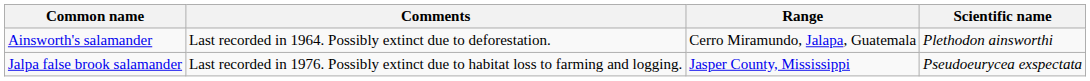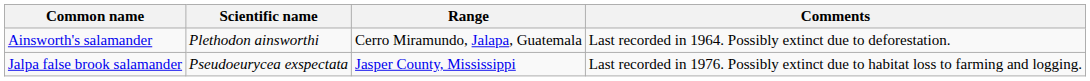columns swapped: (1003, 16) <-> (436, 16)
